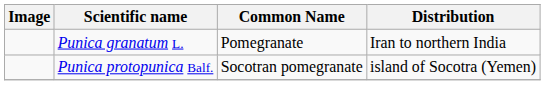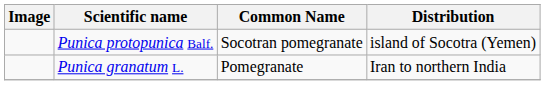rows swapped: (121, 42) <-> (136, 67)
